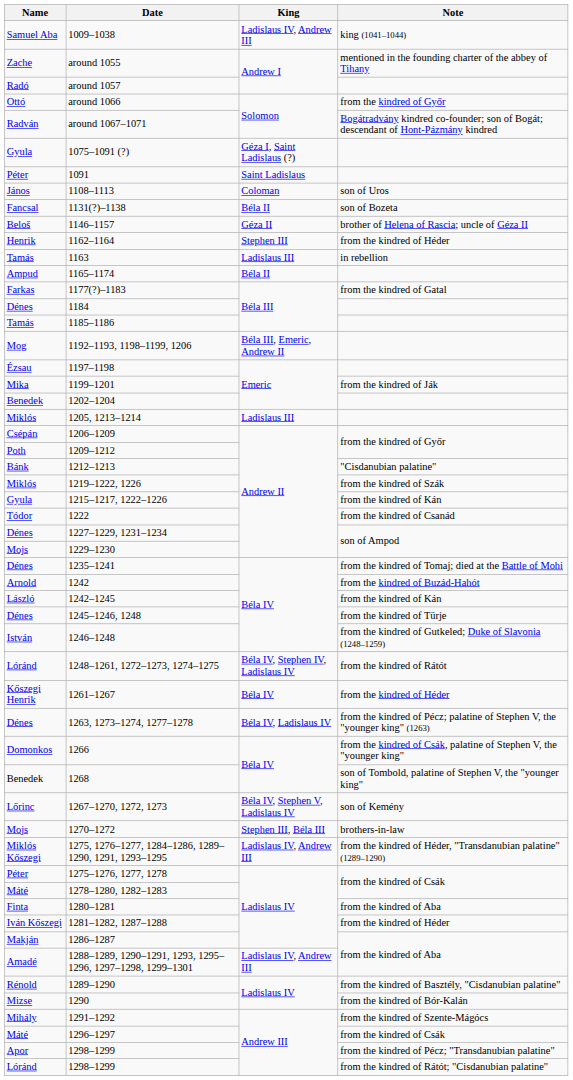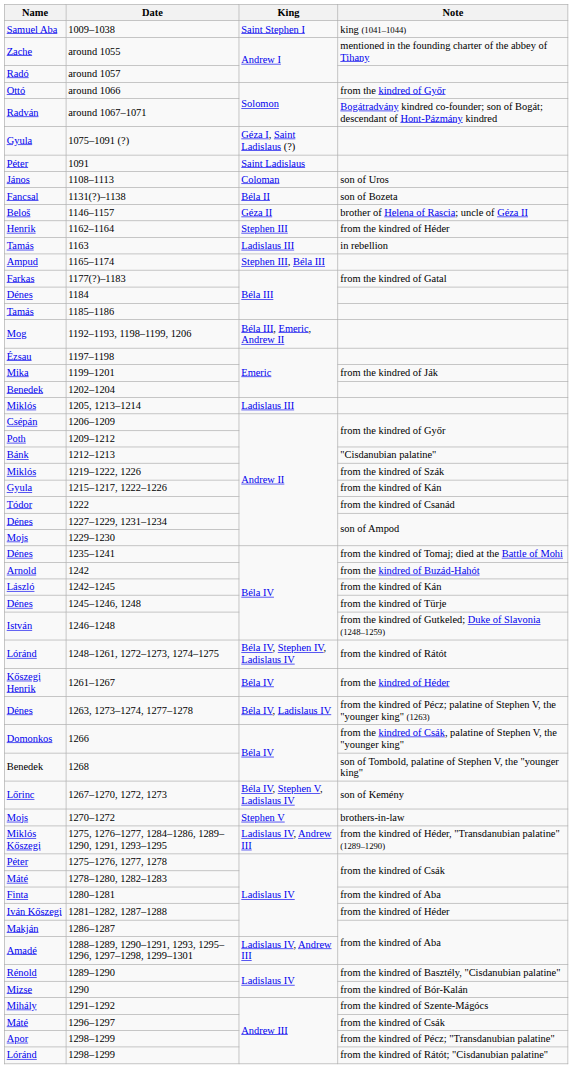(286, 35) Ladislaus IV, Andrew III -> (273, 29) Saint Stephen I
(256, 273) Béla II -> (283, 262) Stephen III, Béla III
(283, 829) Stephen III, Béla III -> (263, 817) Stephen V
